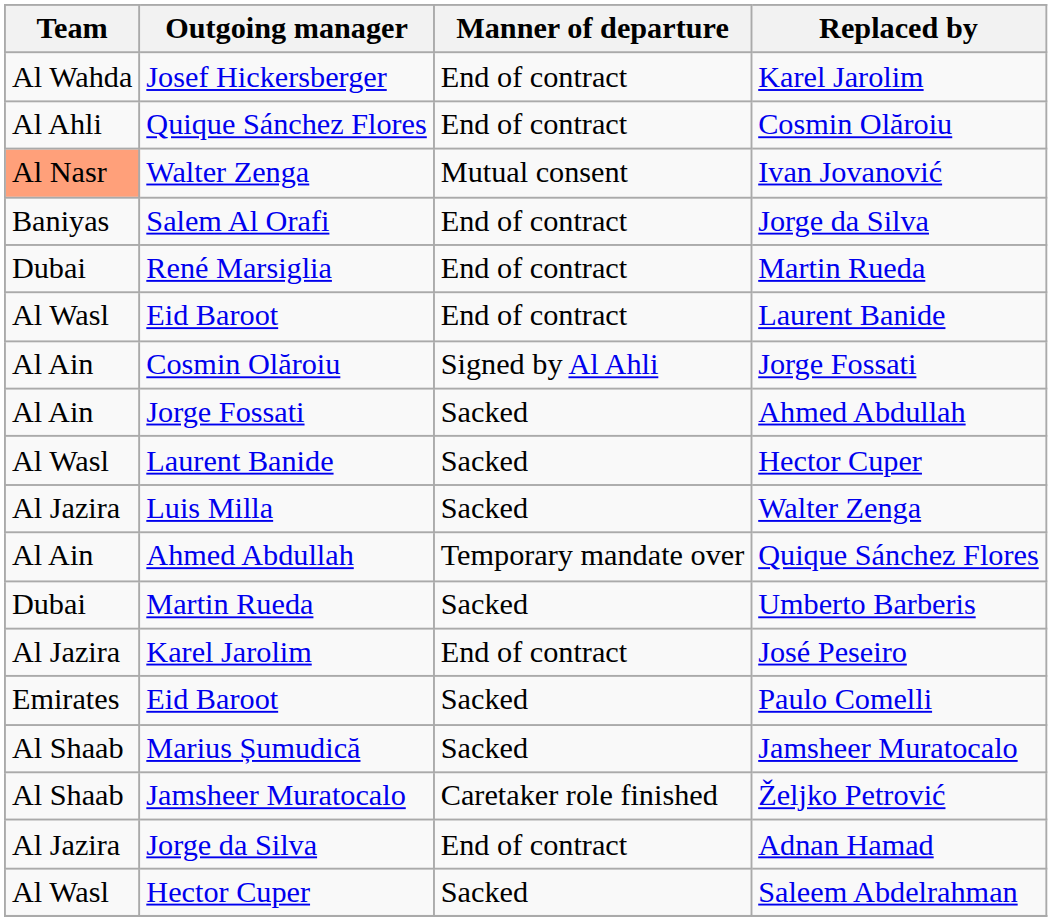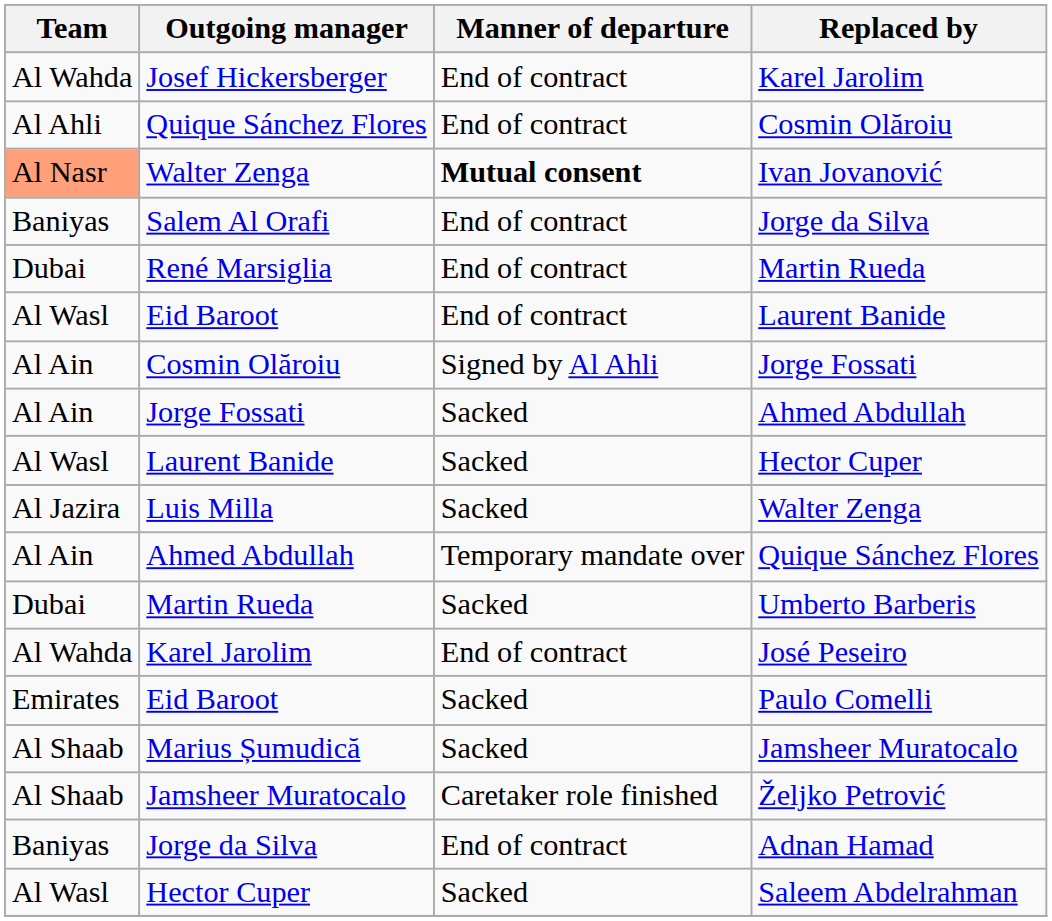(534, 172) normal -> (541, 172) bold
(66, 651) Al Jazira -> (72, 651) Al Wahda
(66, 843) Al Jazira -> (61, 843) Baniyas
